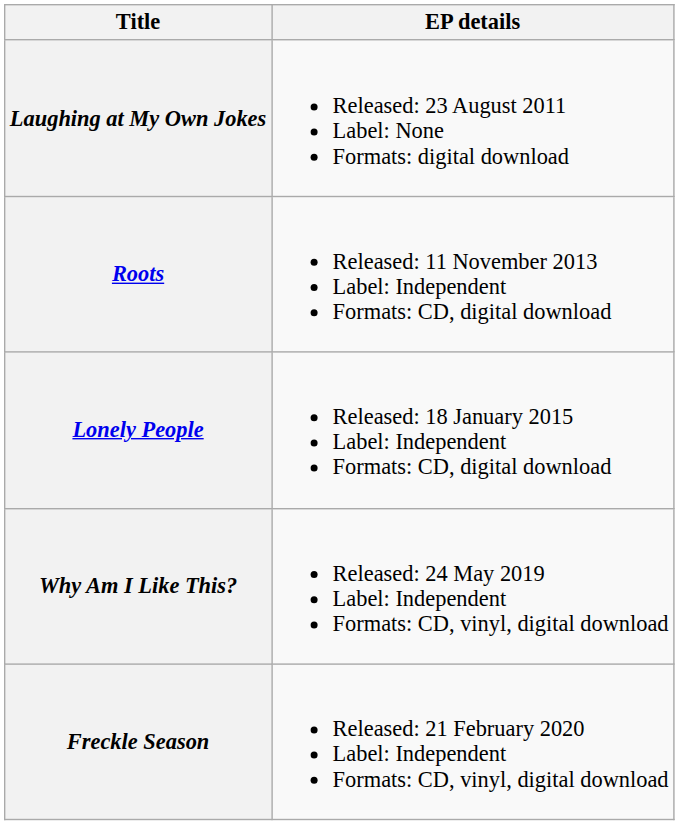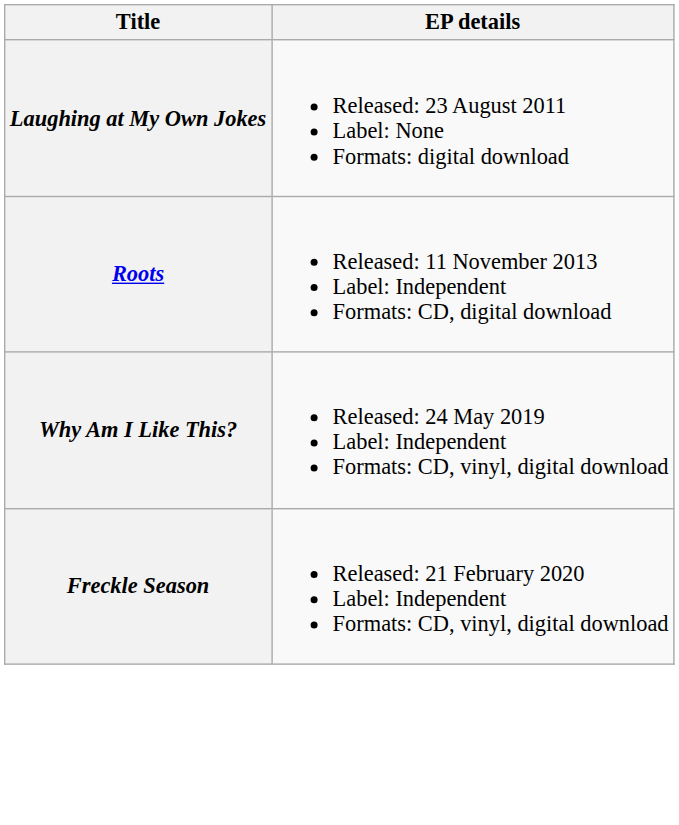- row: (138, 429)
